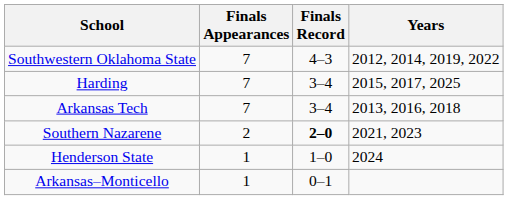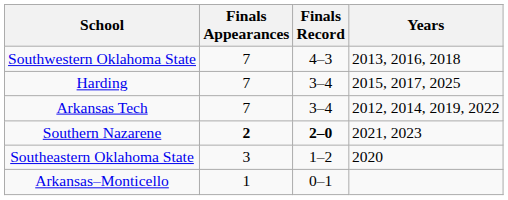(426, 58) 2012, 2014, 2019, 2022 -> (406, 58) 2013, 2016, 2018
(406, 108) 2013, 2016, 2018 -> (426, 108) 2012, 2014, 2019, 2022
(246, 132) normal -> (246, 132) bold
+ row: (102, 157)
- row: (102, 157)
